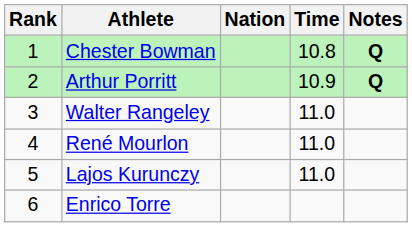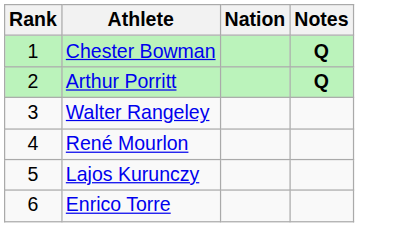- column: (317, 19)
